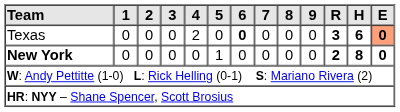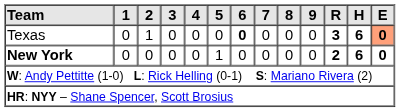(149, 35) 0 -> (149, 35) 1
(196, 35) 2 -> (196, 35) 0
(359, 55) 8 -> (359, 55) 6
